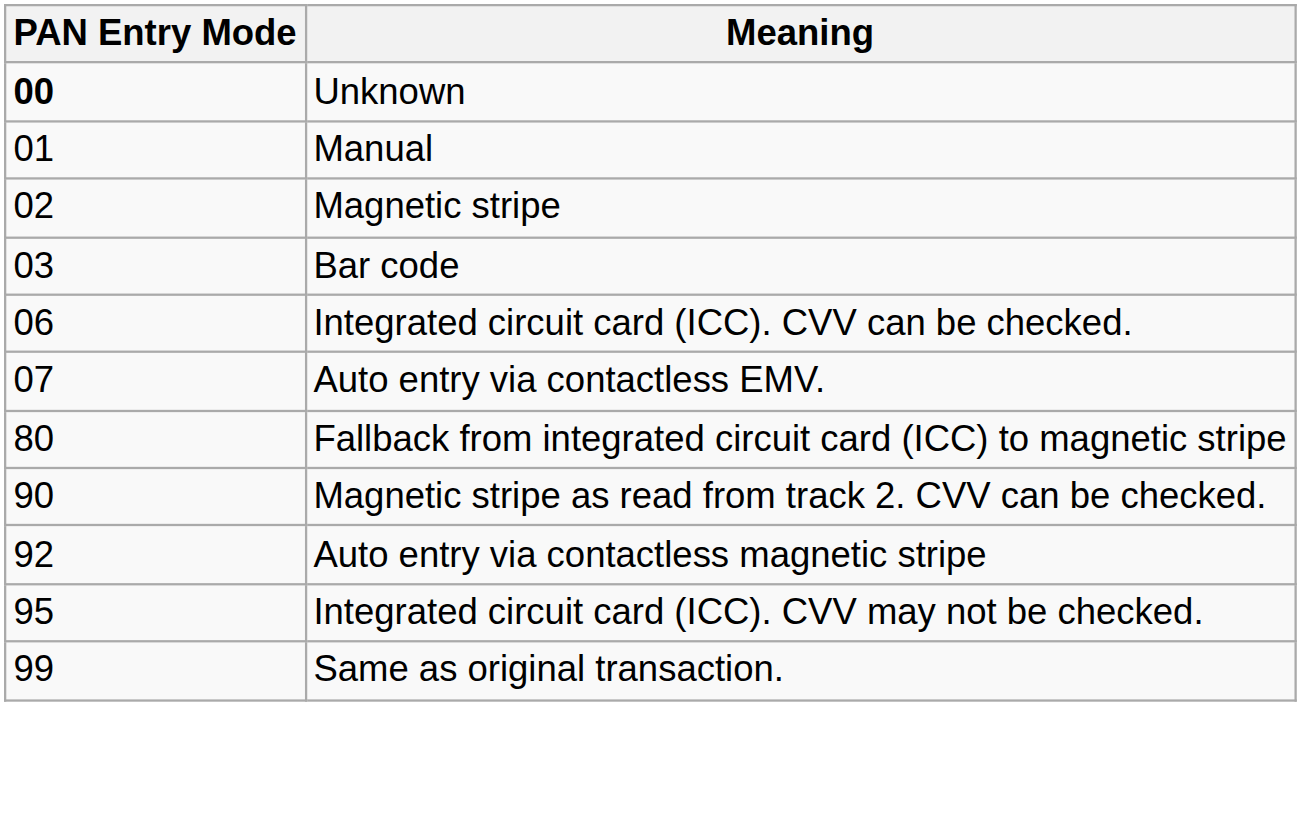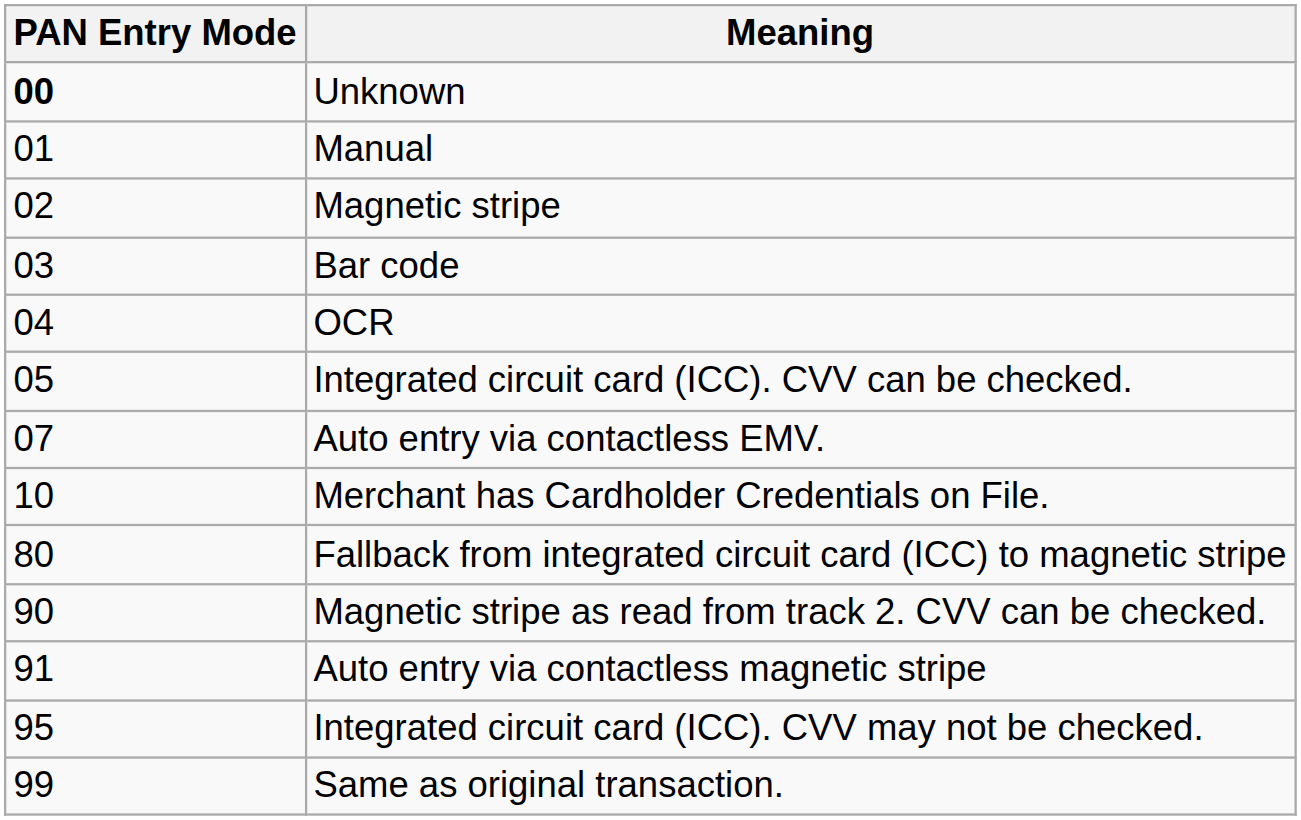+ row: (354, 322)
(34, 322) 06 -> (34, 380) 05
+ row: (681, 496)
(34, 554) 92 -> (34, 669) 91
